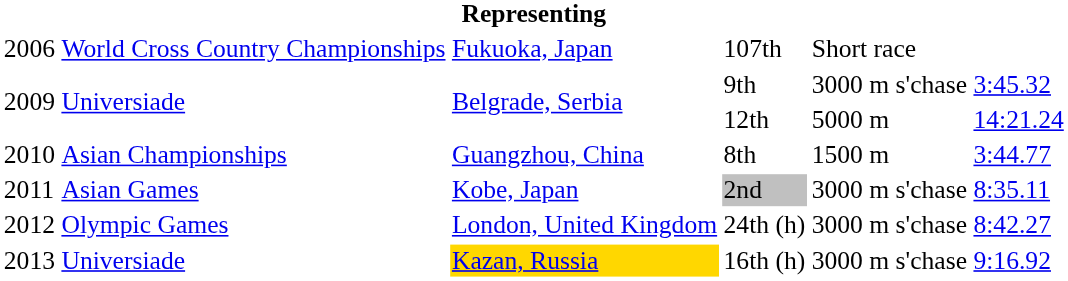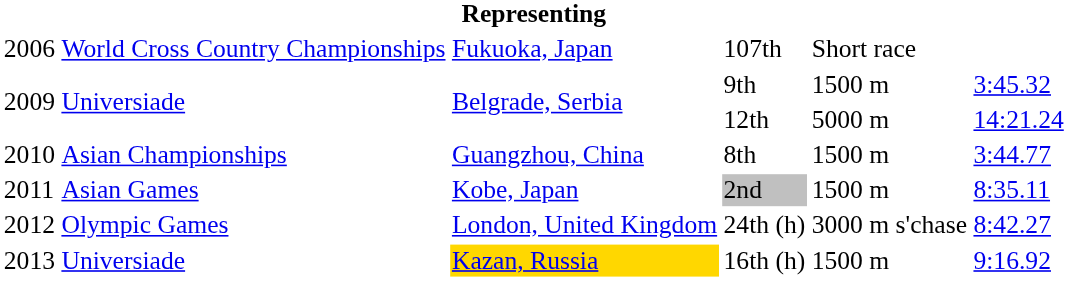(889, 84) 3000 m s'chase -> (850, 84) 1500 m
(889, 189) 3000 m s'chase -> (850, 189) 1500 m
(889, 260) 3000 m s'chase -> (850, 260) 1500 m
